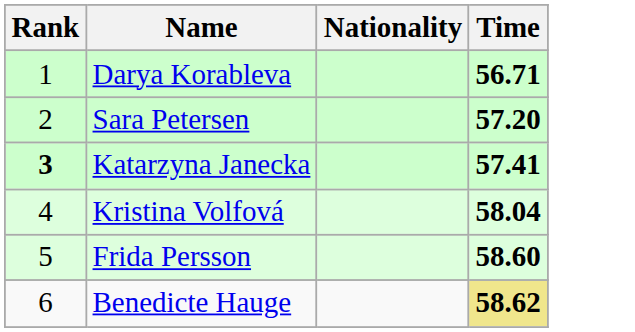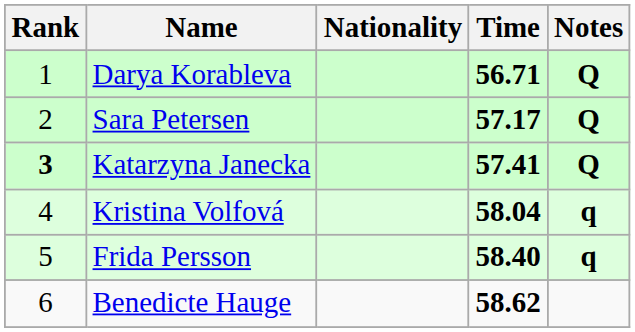+ column: (589, 27)
(508, 119) 57.20 -> (508, 119) 57.17
(508, 257) 58.60 -> (508, 257) 58.40
(508, 303) khaki background -> (508, 303) no background
